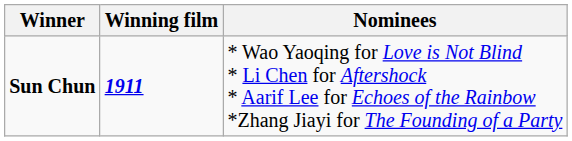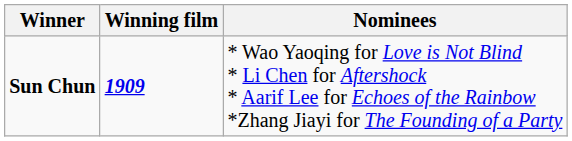(124, 85) 1911 -> (125, 85) 1909
